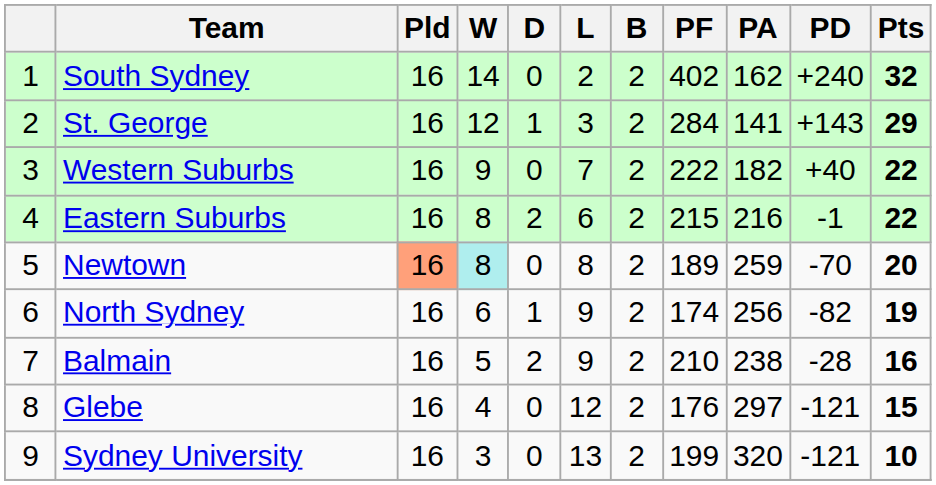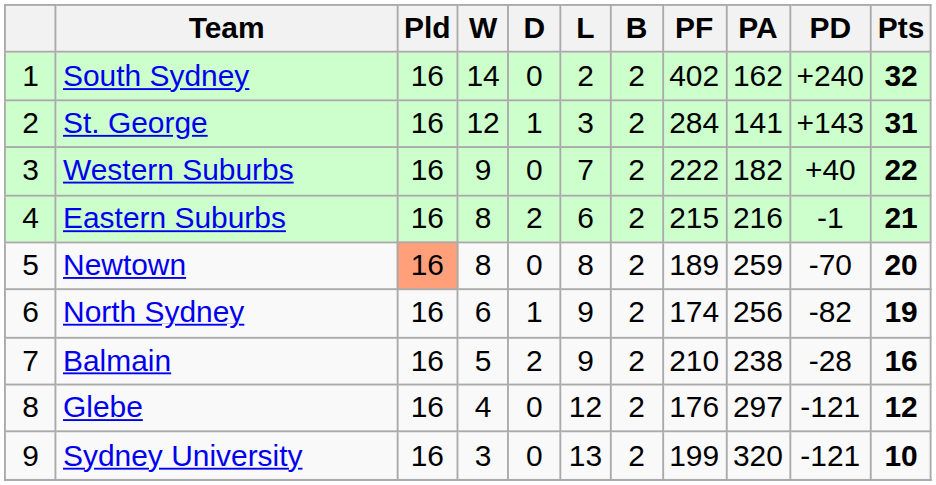(901, 123) 29 -> (901, 123) 31
(901, 218) 22 -> (901, 218) 21
(483, 265) paleturquoise background -> (483, 265) no background
(901, 407) 15 -> (901, 407) 12
